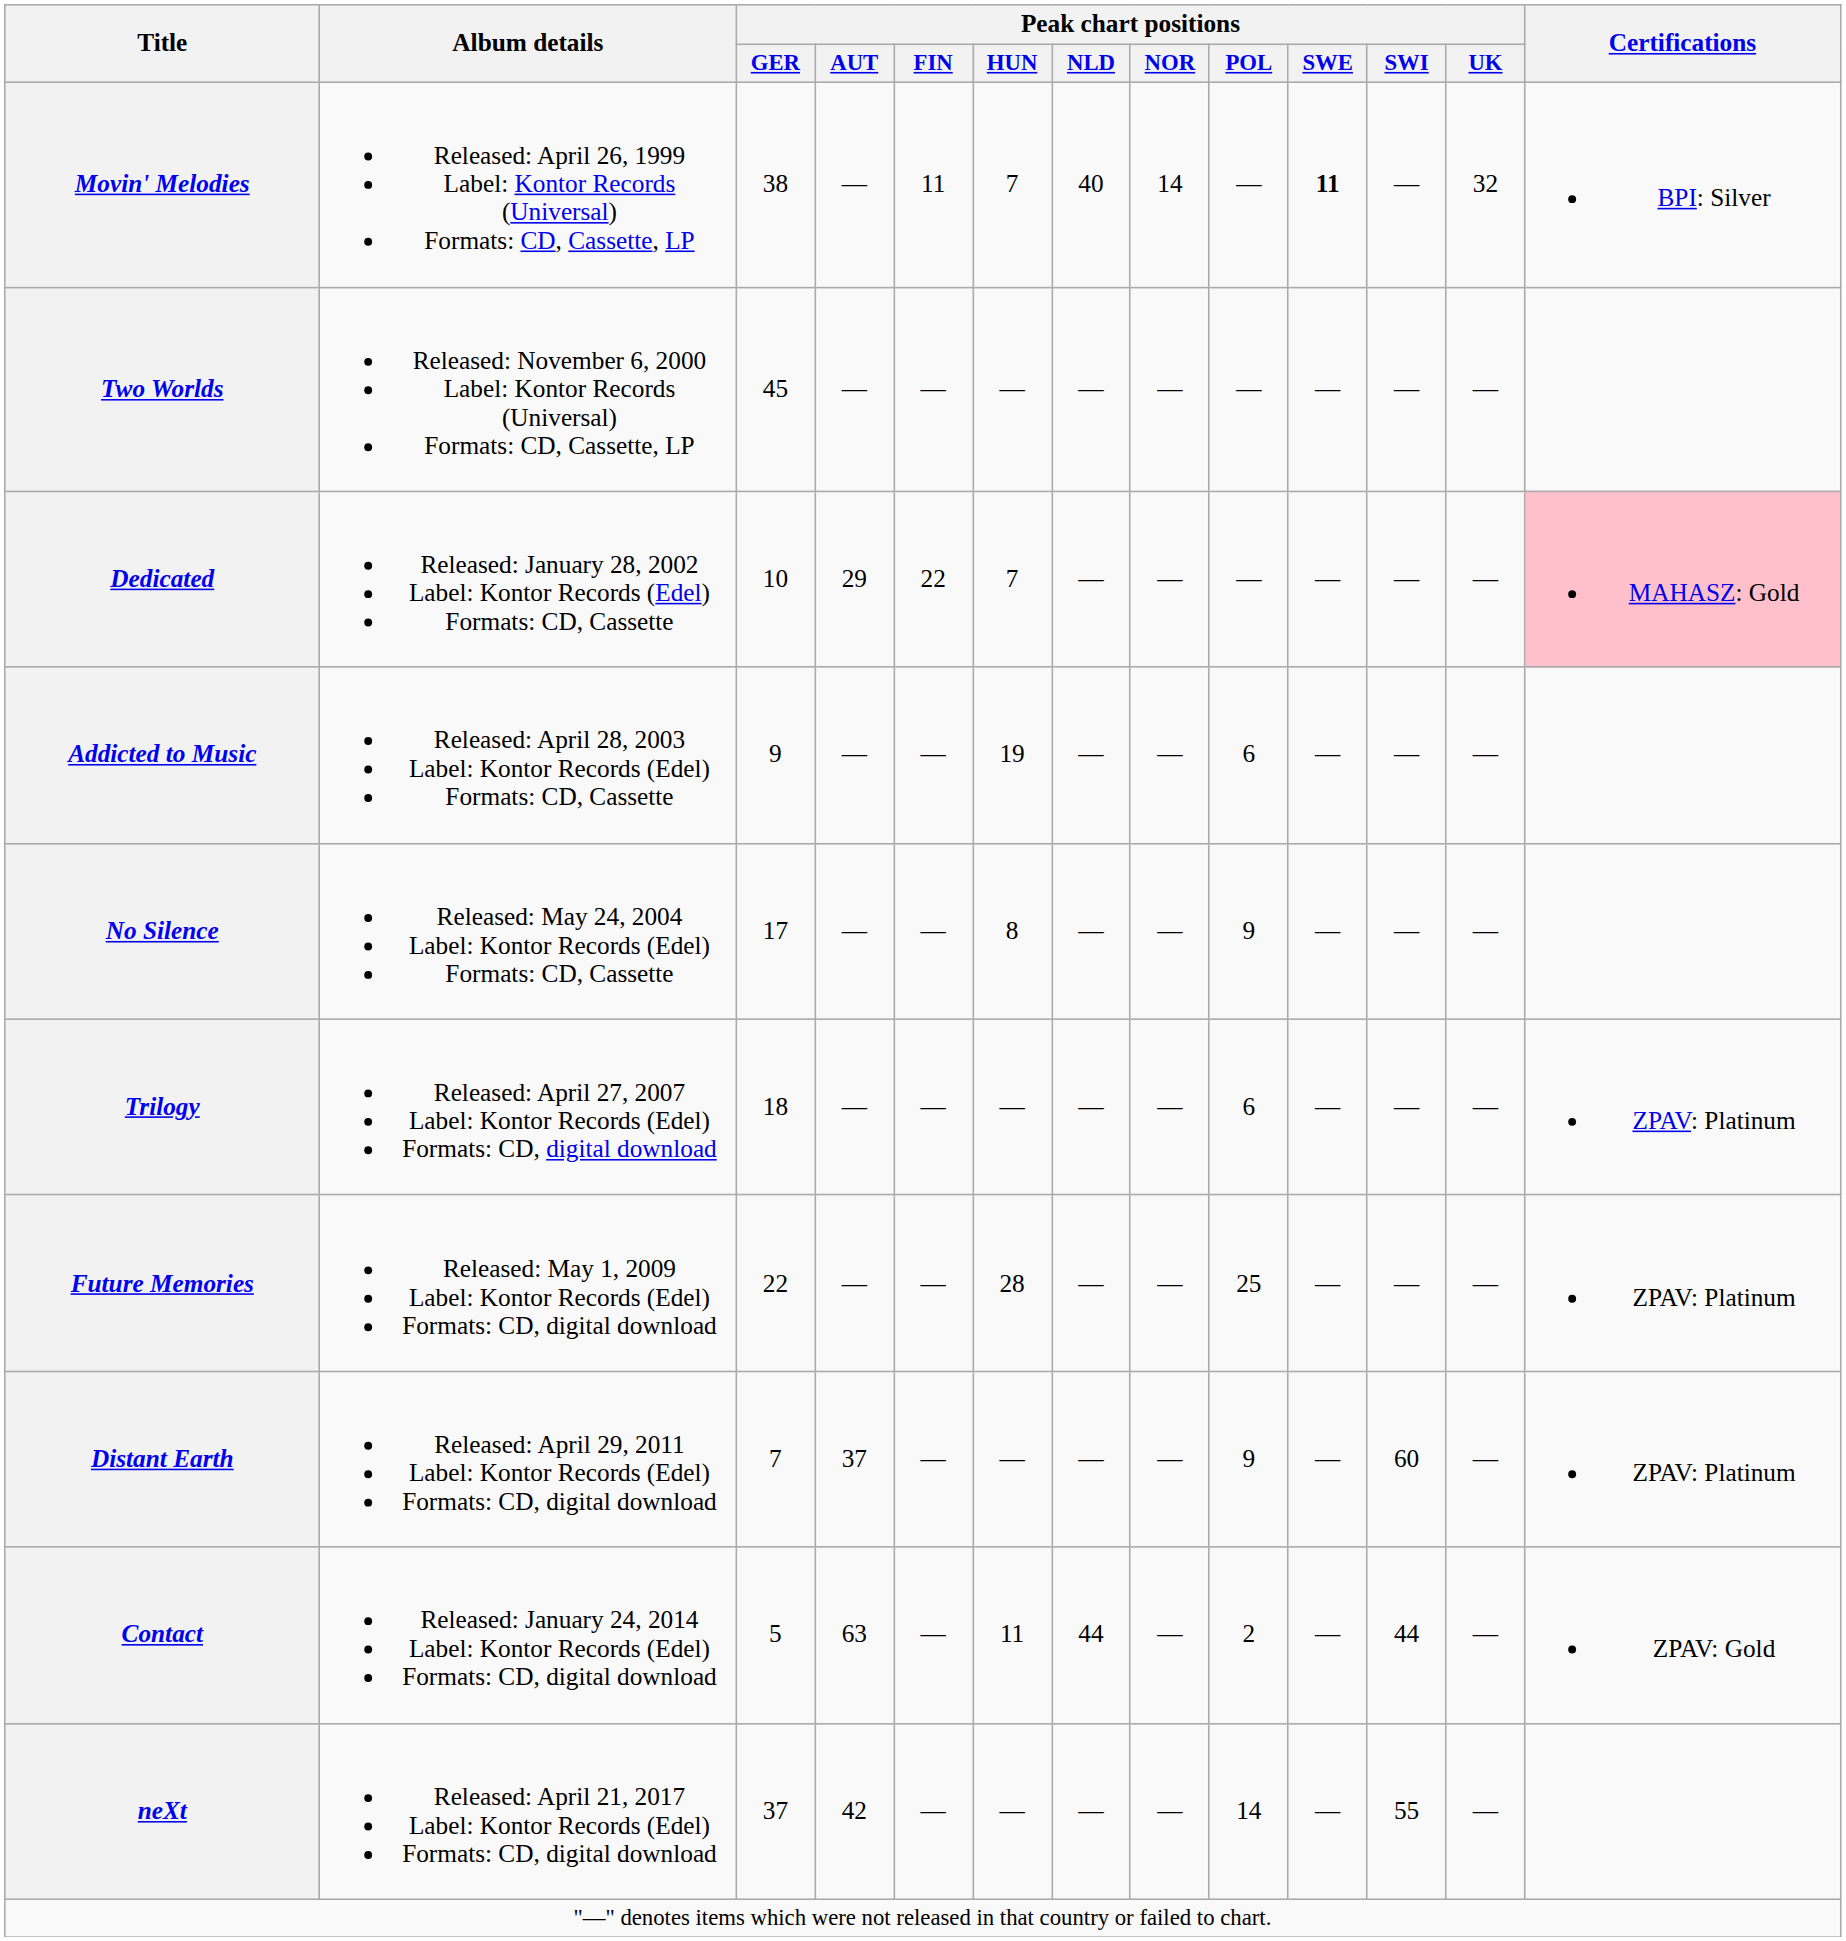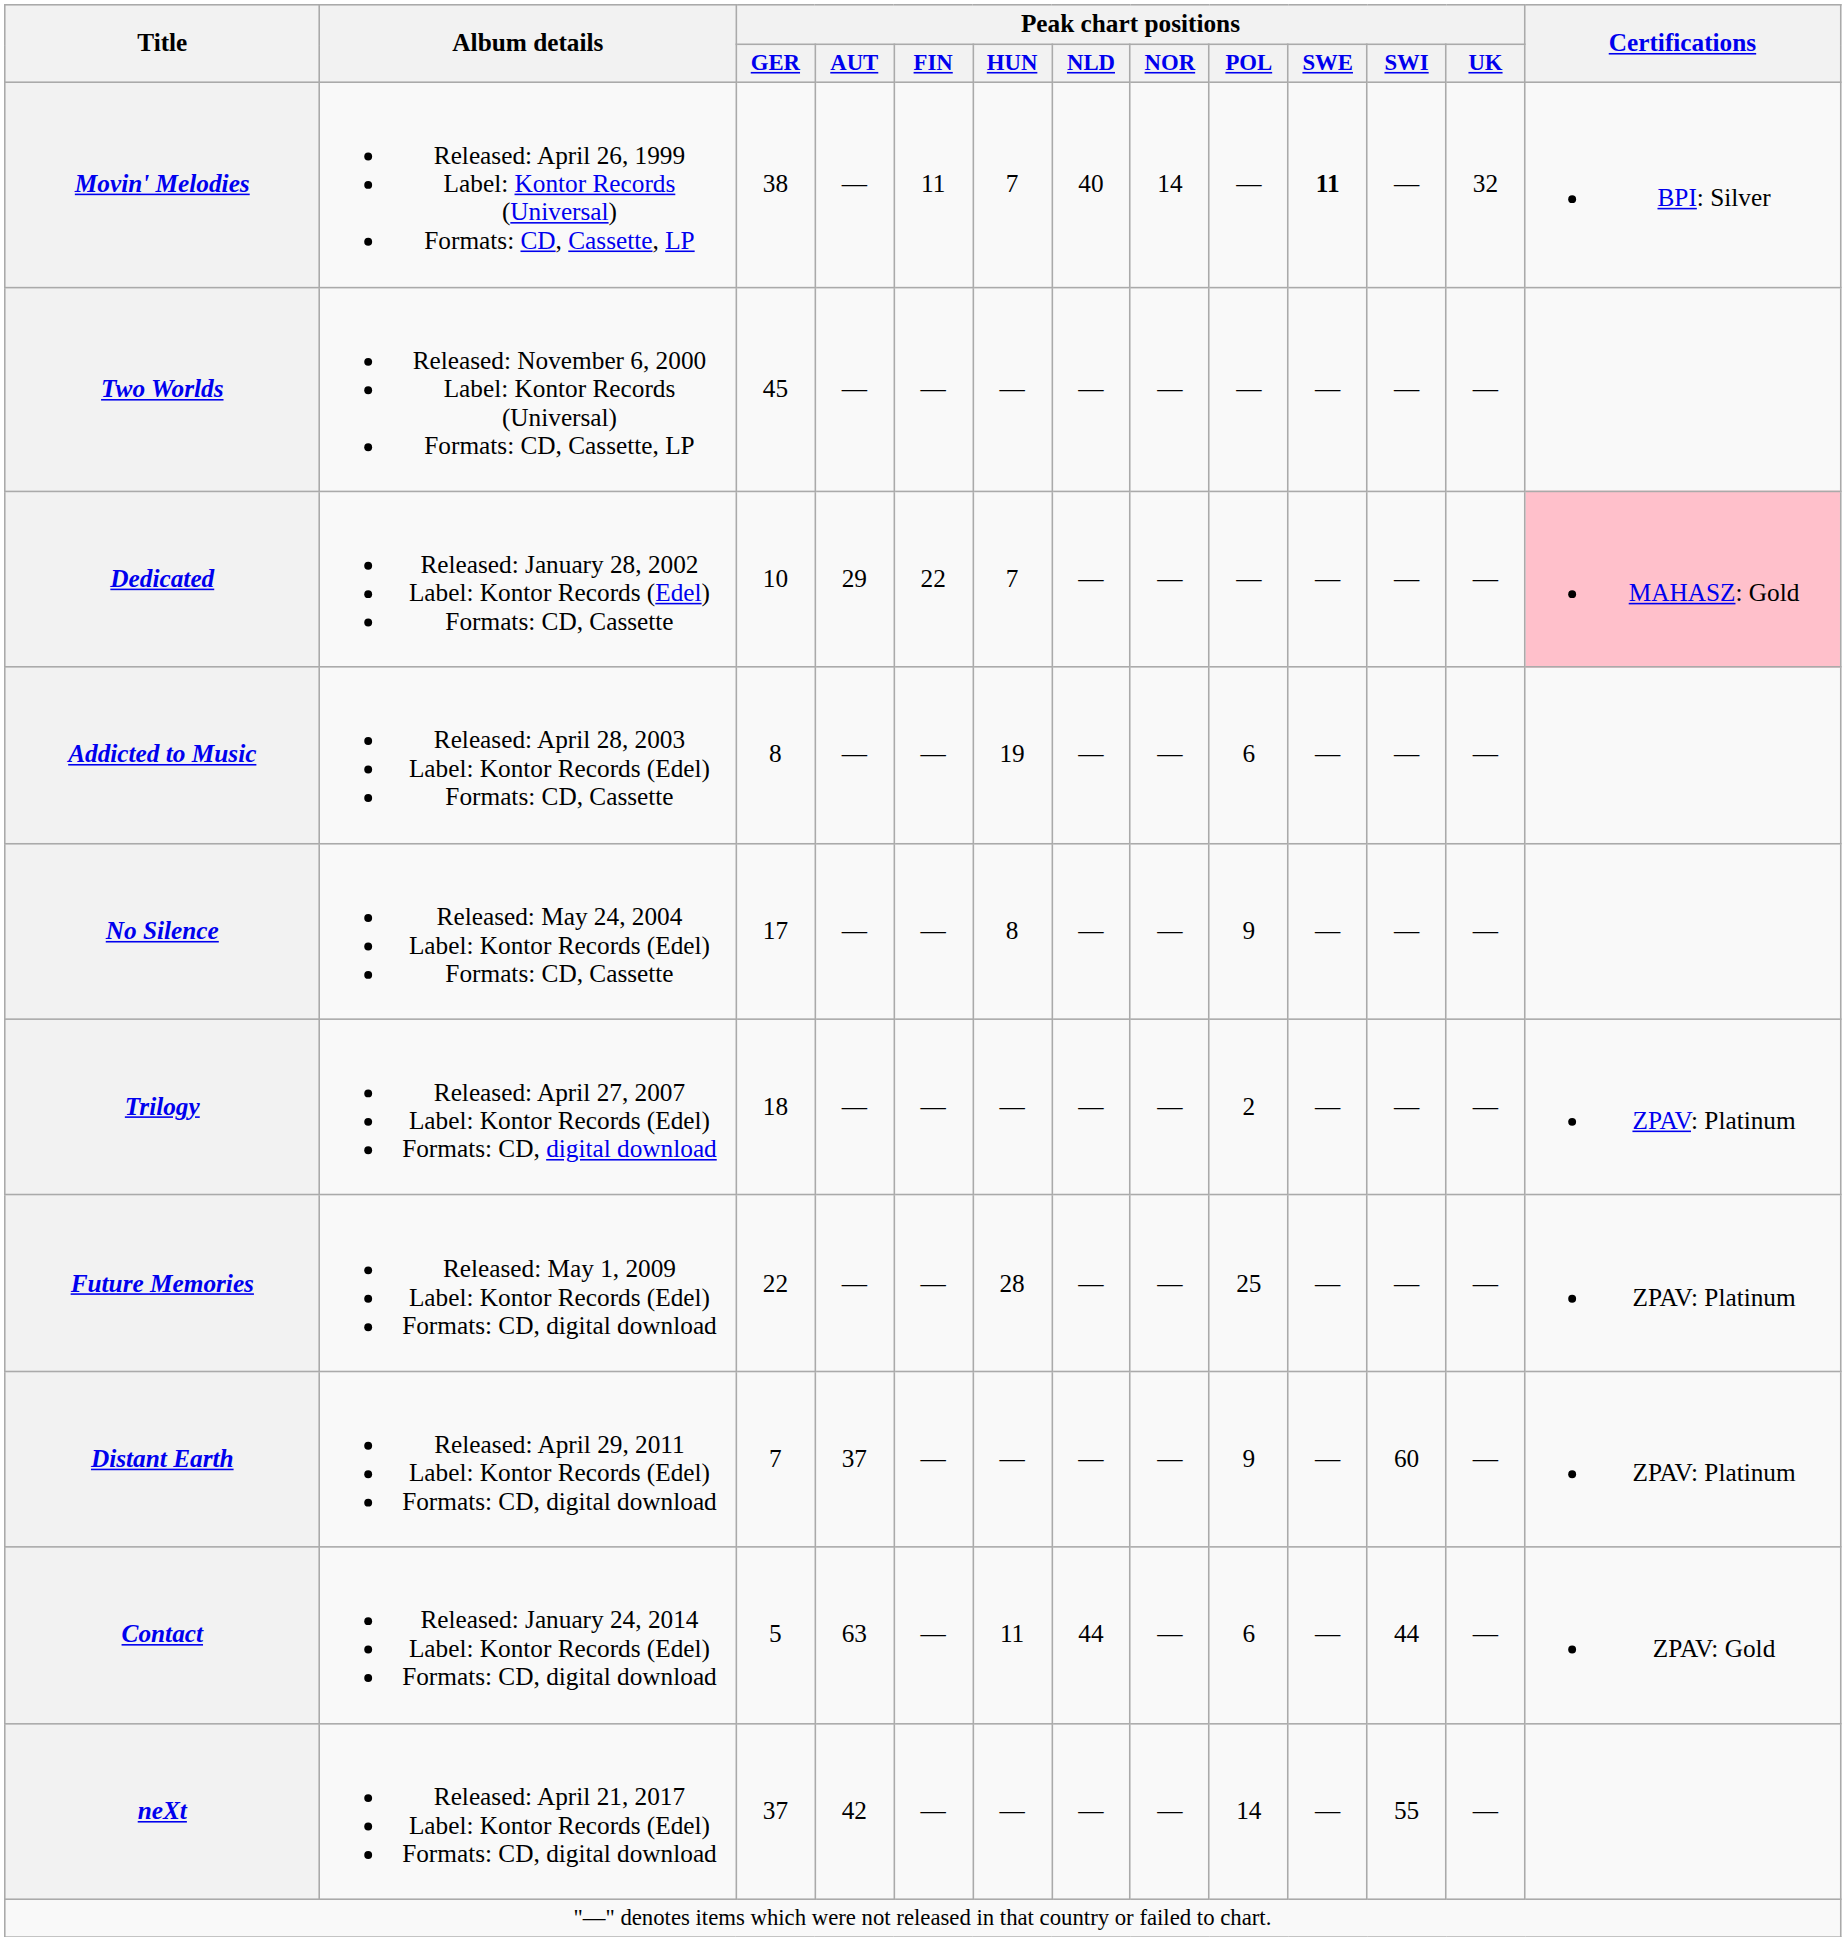(775, 754) 9 -> (775, 754) 8
(1249, 1106) 6 -> (1249, 1106) 2
(1249, 1634) 2 -> (1249, 1634) 6
